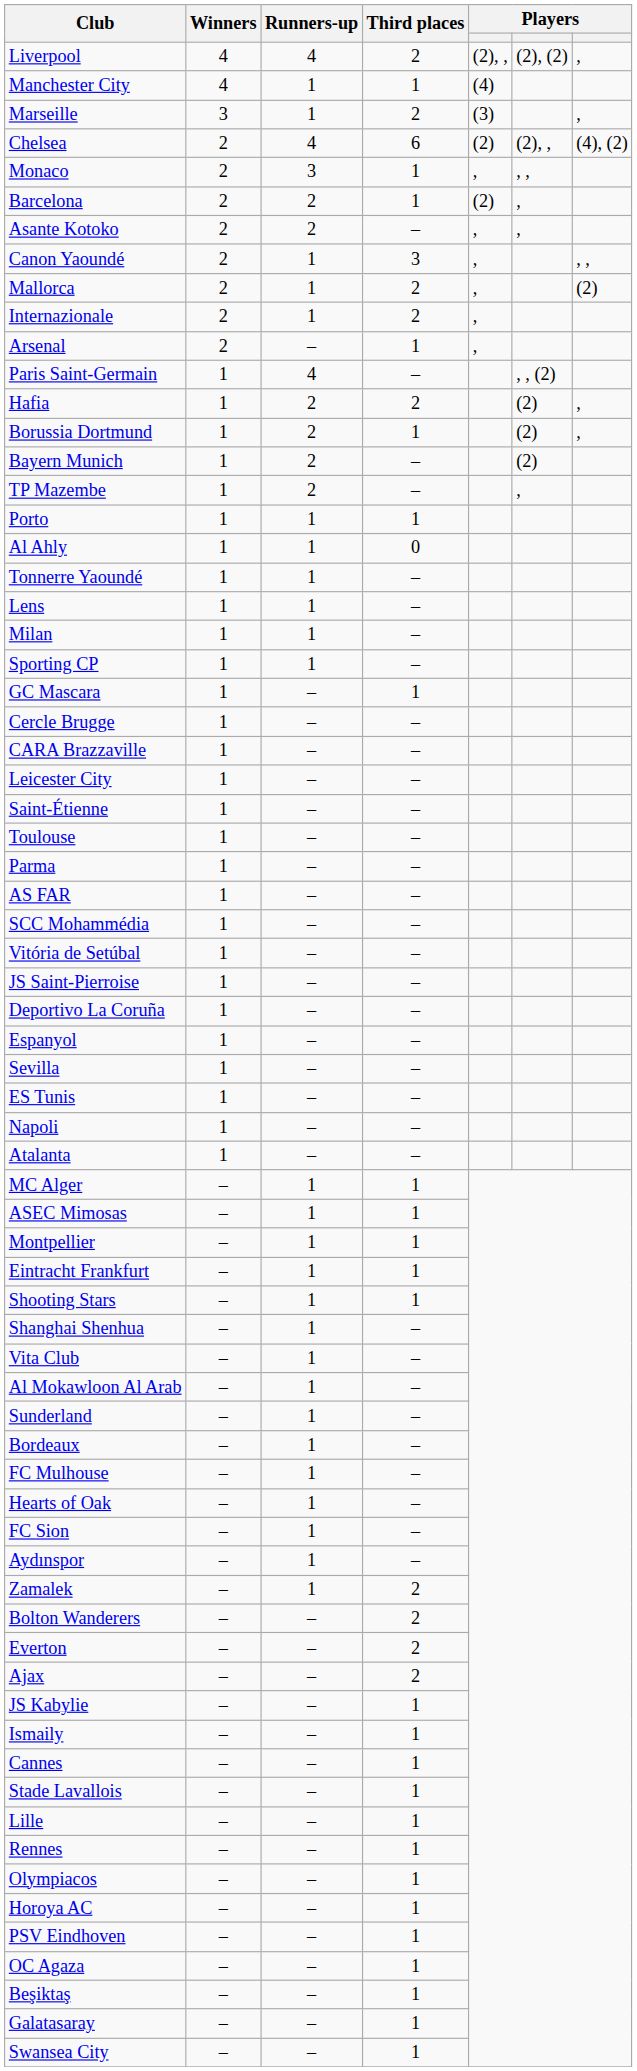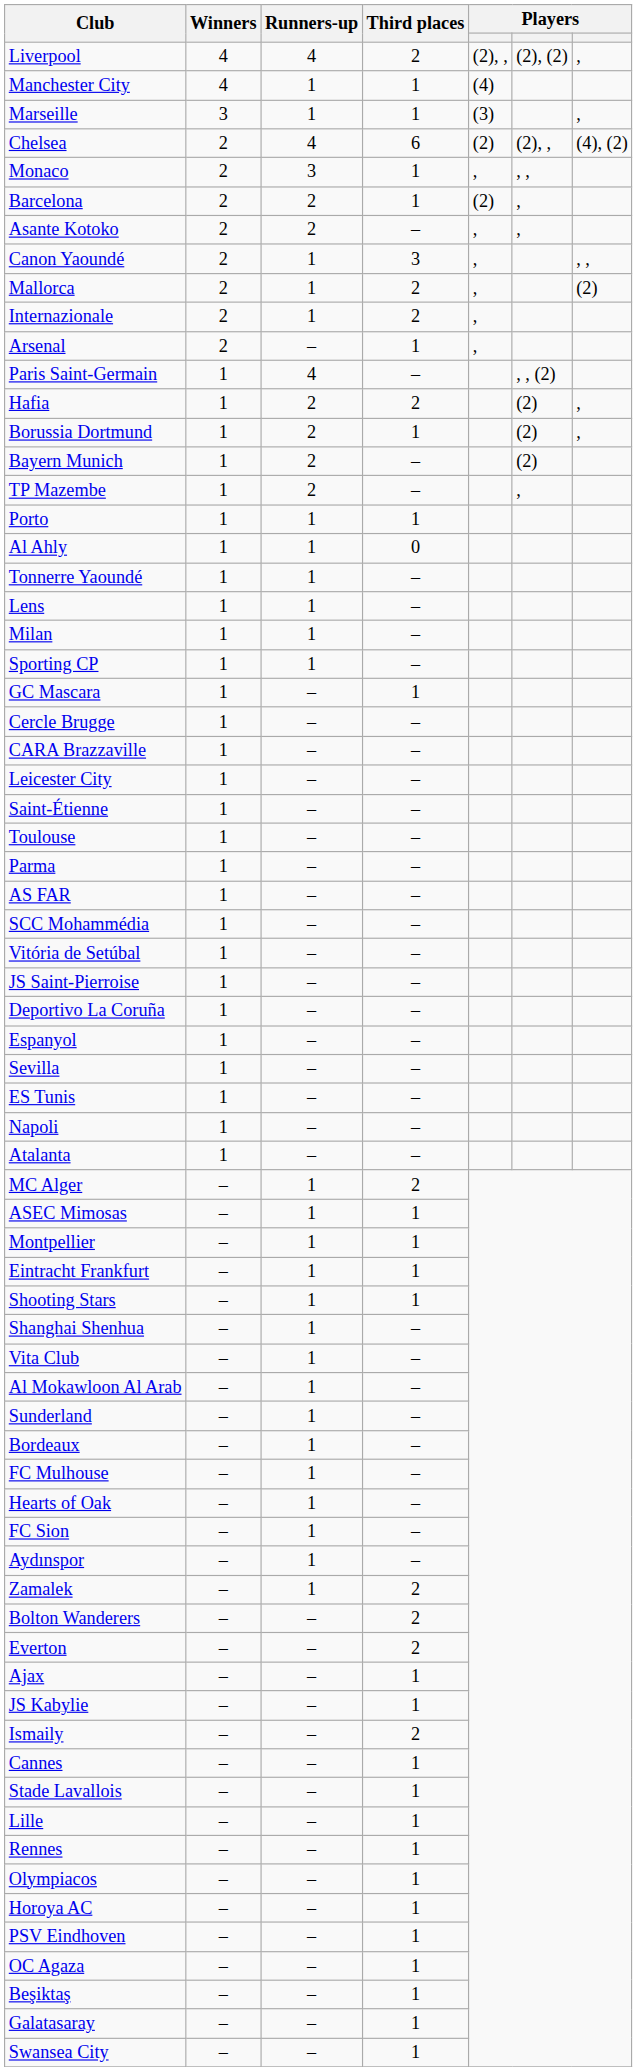(415, 114) 2 -> (415, 114) 1
(415, 1184) 1 -> (415, 1184) 2
(415, 1676) 2 -> (415, 1676) 1
(415, 1734) 1 -> (415, 1734) 2
